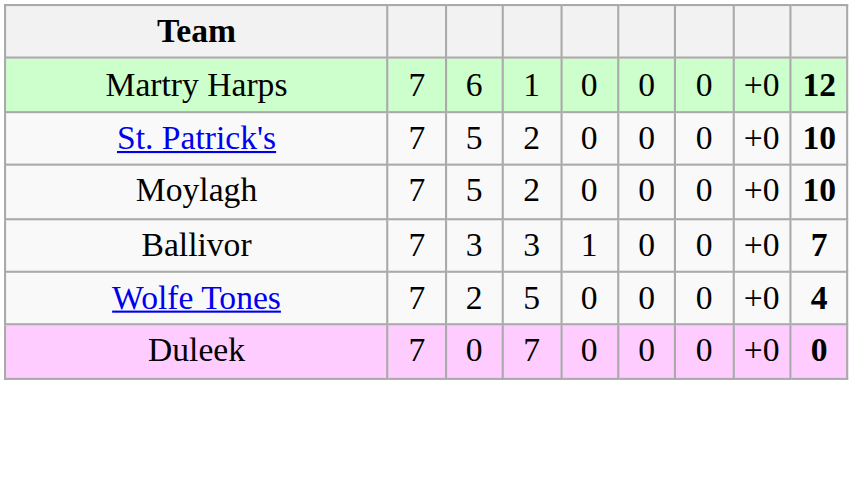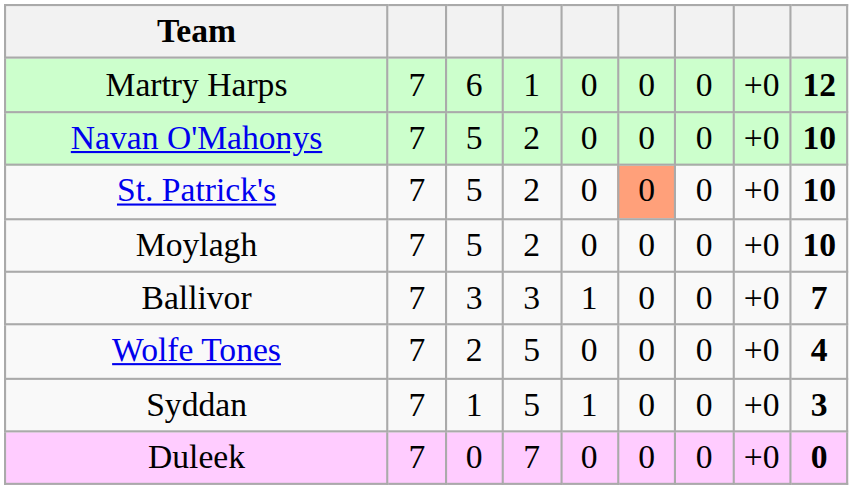+ row: (197, 137)
(647, 137) no background -> (647, 191) lightsalmon background
+ row: (197, 404)
